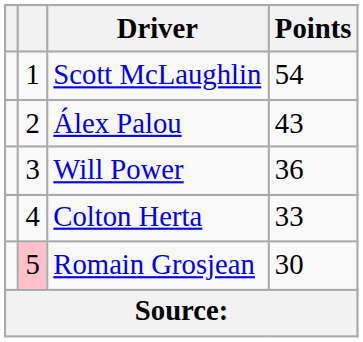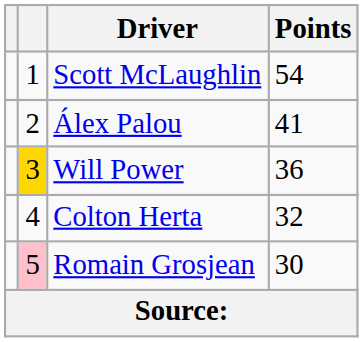(289, 122) 43 -> (289, 122) 41
(33, 169) no background -> (33, 169) gold background
(289, 217) 33 -> (289, 217) 32
